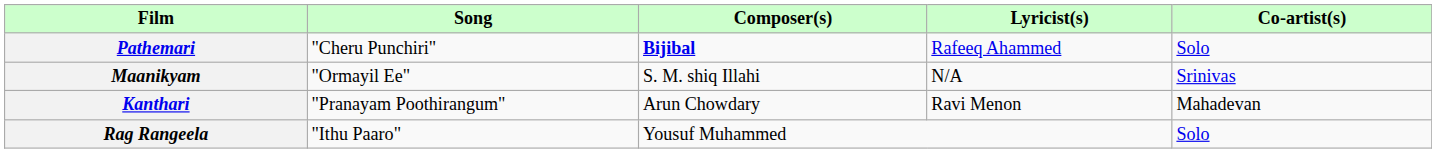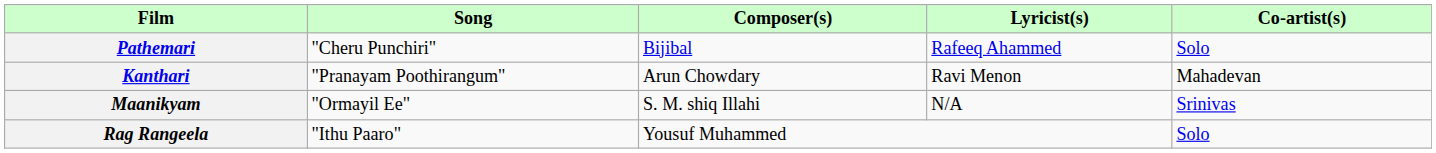(669, 47) bold -> (668, 47) normal
rows swapped: (156, 104) <-> (156, 76)
